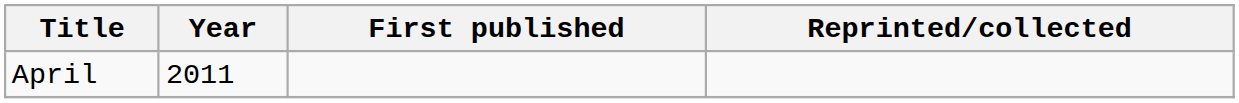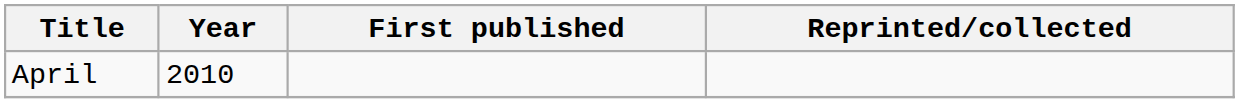(200, 75) 2011 -> (200, 75) 2010
